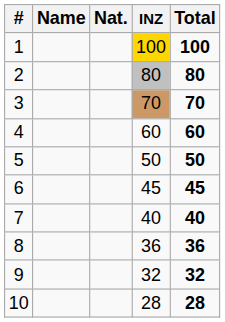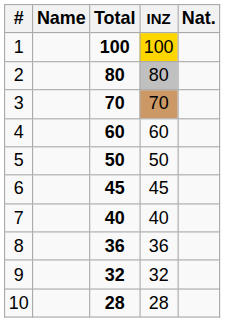columns swapped: (111, 18) <-> (195, 18)
